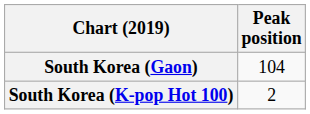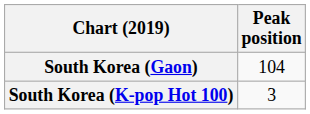(272, 94) 2 -> (272, 94) 3
